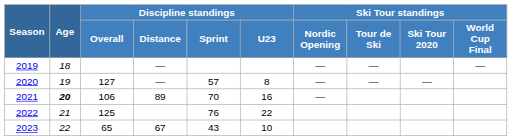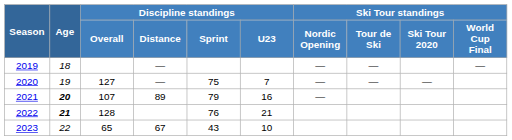(213, 81) 57 -> (213, 81) 75
(267, 81) 8 -> (267, 81) 7
(107, 97) 106 -> (107, 97) 107
(213, 97) 70 -> (213, 97) 79
(65, 113) normal -> (65, 113) bold
(107, 113) 125 -> (107, 113) 128
(267, 113) 22 -> (267, 113) 21
